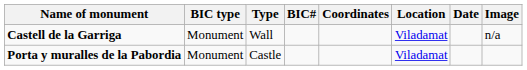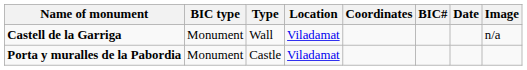columns swapped: (421, 14) <-> (302, 14)
